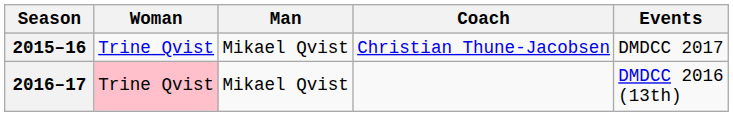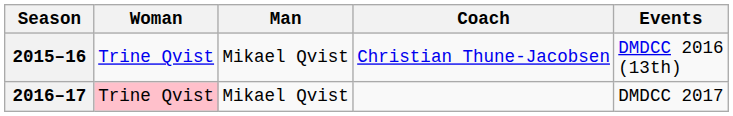(671, 48) DMDCC 2017 -> (671, 58) DMDCC 2016 (13th)
(671, 86) DMDCC 2016 (13th) -> (671, 96) DMDCC 2017
